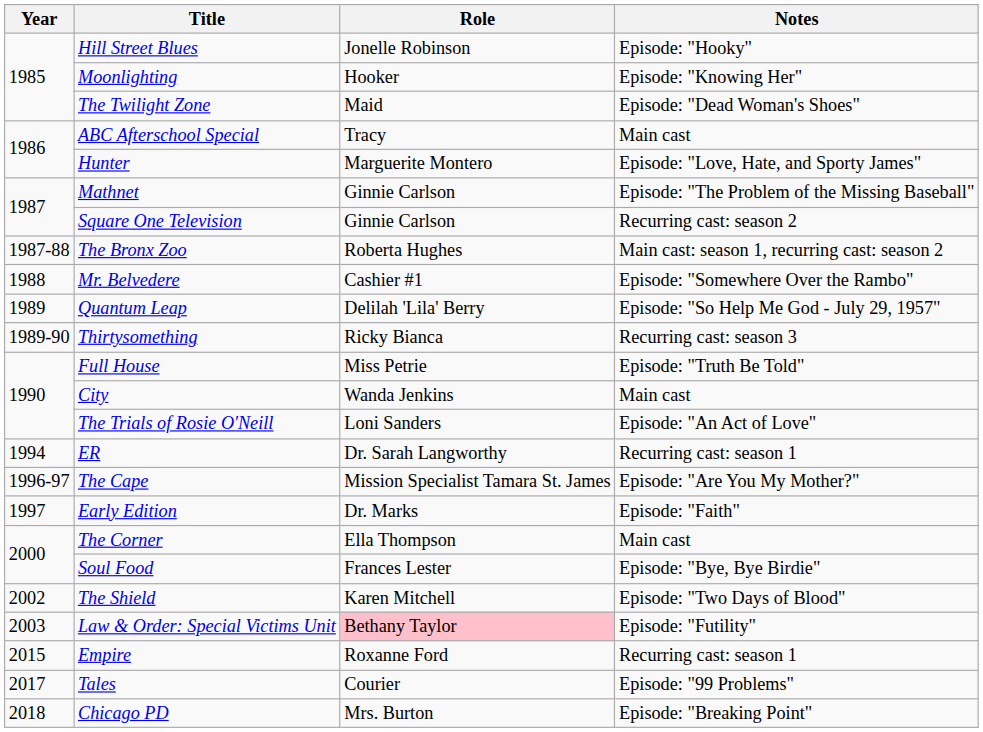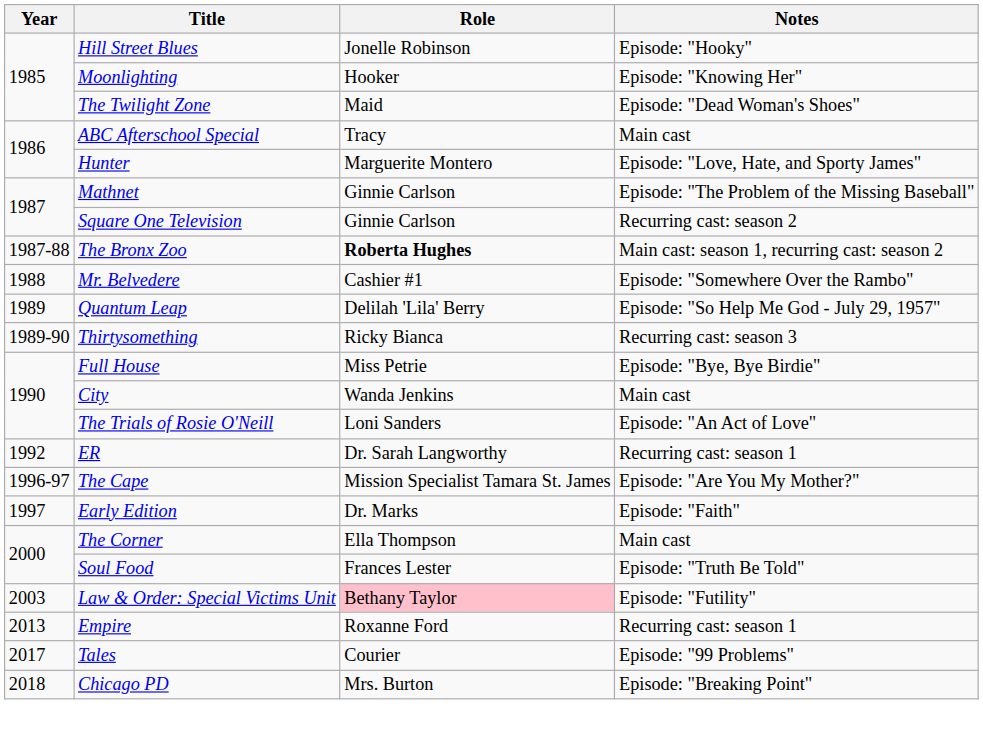(403, 250) normal -> (408, 250) bold
(712, 366) Episode: "Truth Be Told" -> (720, 366) Episode: "Bye, Bye Birdie"
(27, 452) 1994 -> (27, 452) 1992
(720, 568) Episode: "Bye, Bye Birdie" -> (712, 568) Episode: "Truth Be Told"
- row: (117, 597)
(27, 655) 2015 -> (27, 626) 2013
